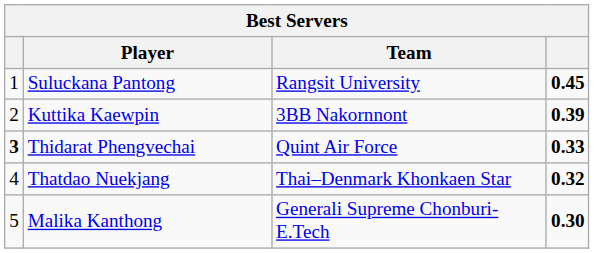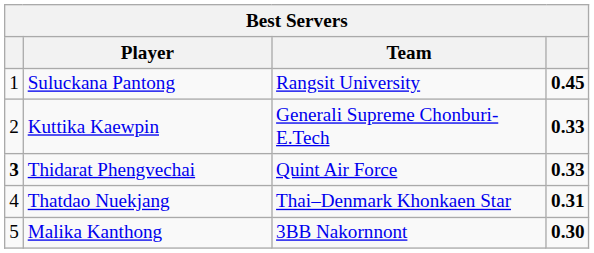(342, 115) 3BB Nakornnont -> (387, 126) Generali Supreme Chonburi-E.Tech
(568, 115) 0.39 -> (568, 126) 0.33
(568, 178) 0.32 -> (568, 201) 0.31
(387, 221) Generali Supreme Chonburi-E.Tech -> (342, 232) 3BB Nakornnont
